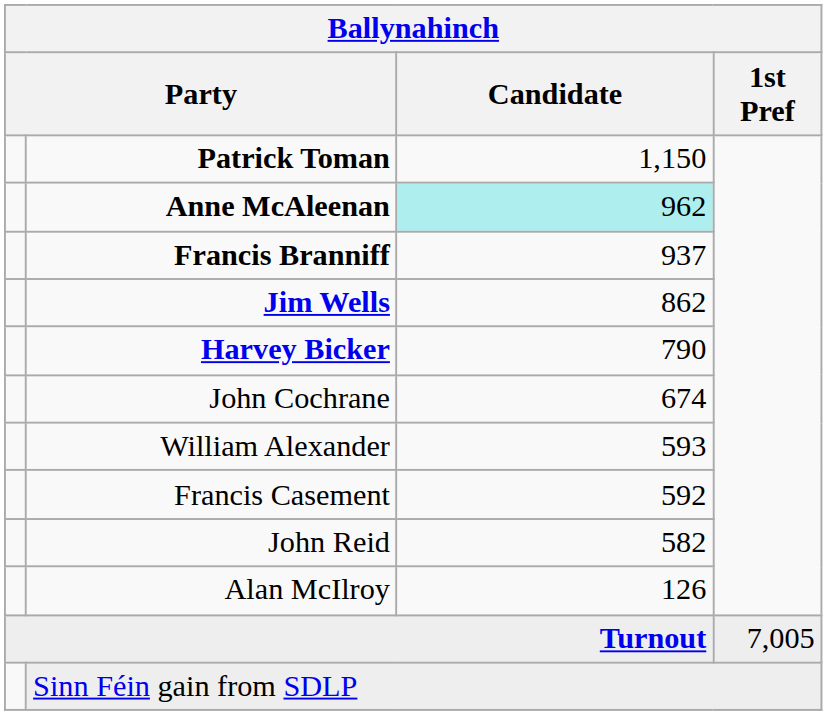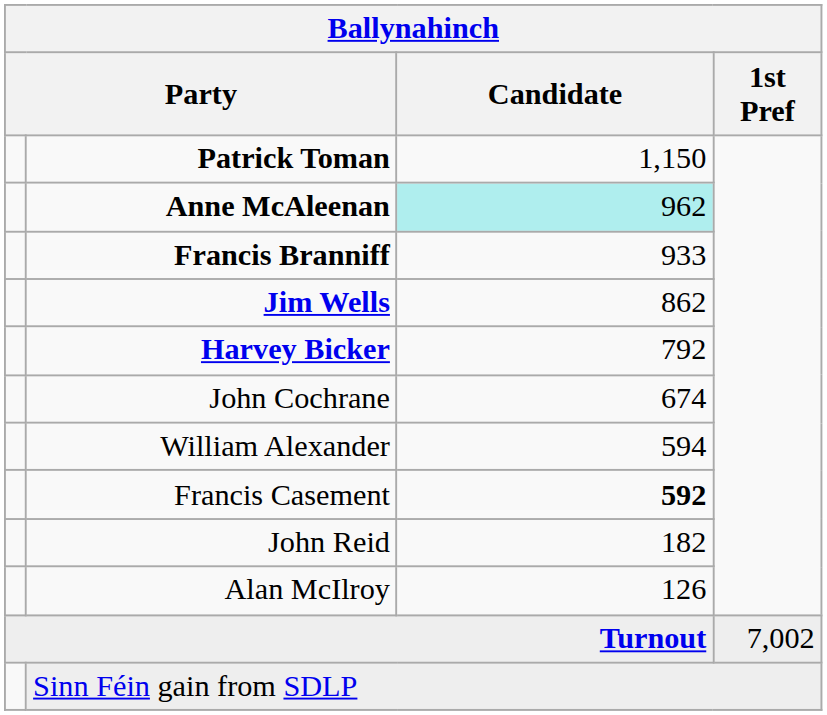(684, 254) 937 -> (684, 254) 933
(684, 350) 790 -> (684, 350) 792
(684, 446) 593 -> (684, 446) 594
(684, 494) normal -> (684, 494) bold
(684, 542) 582 -> (684, 542) 182
(781, 638) 7,005 -> (781, 638) 7,002
